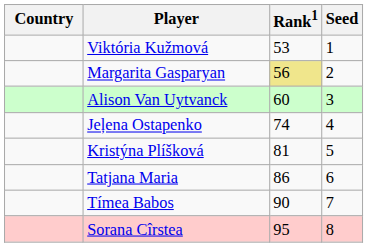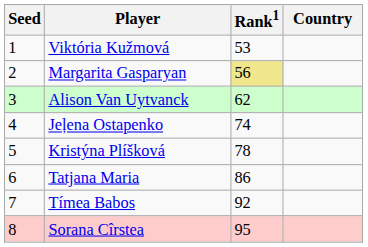columns swapped: (44, 19) <-> (342, 19)
(281, 99) 60 -> (243, 99) 62
(281, 151) 81 -> (243, 151) 78
(281, 203) 90 -> (243, 203) 92
